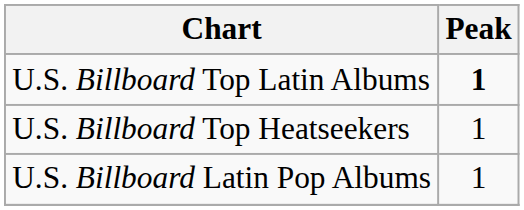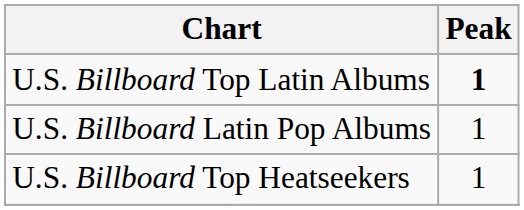rows swapped: (222, 178) <-> (211, 128)
